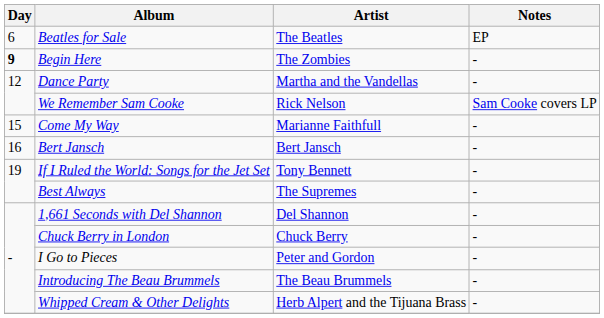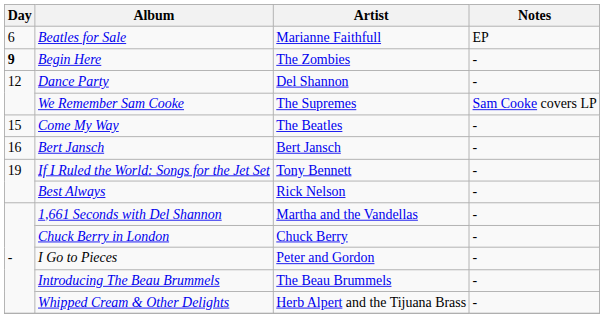(309, 37) The Beatles -> (329, 37) Marianne Faithfull
(347, 81) Martha and the Vandellas -> (312, 81) Del Shannon
(311, 103) Rick Nelson -> (316, 103) The Supremes
(329, 125) Marianne Faithfull -> (309, 125) The Beatles
(316, 192) The Supremes -> (311, 192) Rick Nelson
(312, 214) Del Shannon -> (347, 214) Martha and the Vandellas
